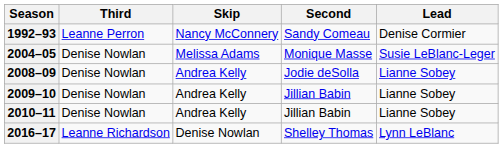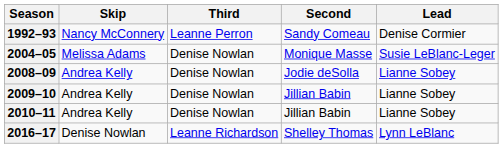columns swapped: (227, 14) <-> (116, 14)
